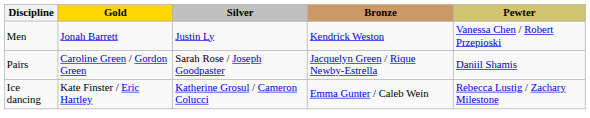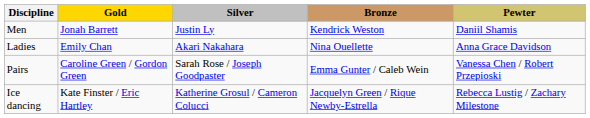(505, 36) Vanessa Chen / Robert Przepioski -> (486, 30) Daniil Shamis
+ row: (21, 47)
(363, 65) Jacquelyn Green / Rique Newby-Estrella -> (369, 70) Emma Gunter / Caleb Wein
(486, 65) Daniil Shamis -> (505, 70) Vanessa Chen / Robert Przepioski
(369, 94) Emma Gunter / Caleb Wein -> (363, 99) Jacquelyn Green / Rique Newby-Estrella
